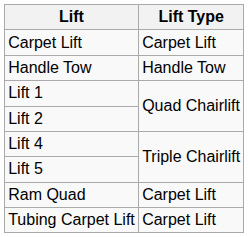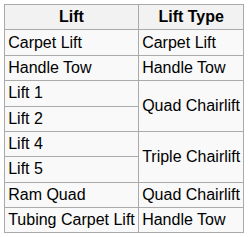(179, 194) Carpet Lift -> (191, 194) Quad Chairlift
(179, 220) Carpet Lift -> (184, 220) Handle Tow
